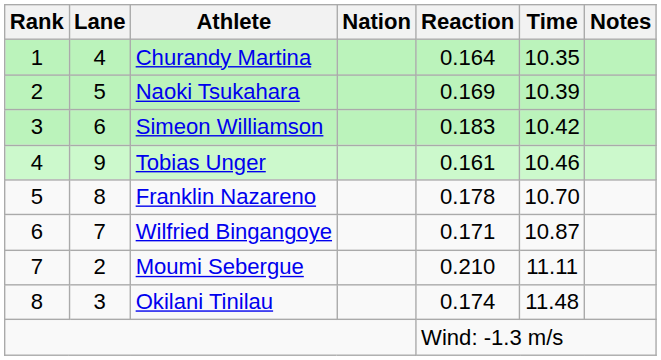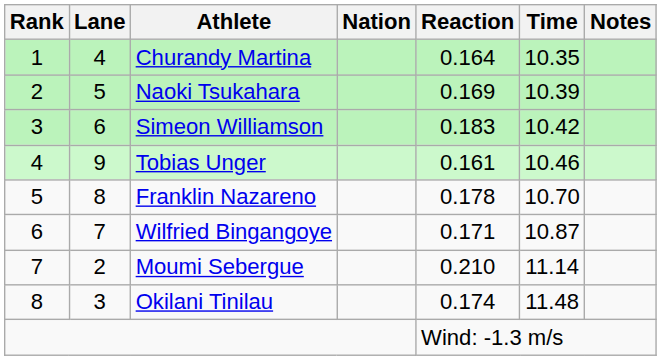(552, 267) 11.11 -> (552, 267) 11.14
